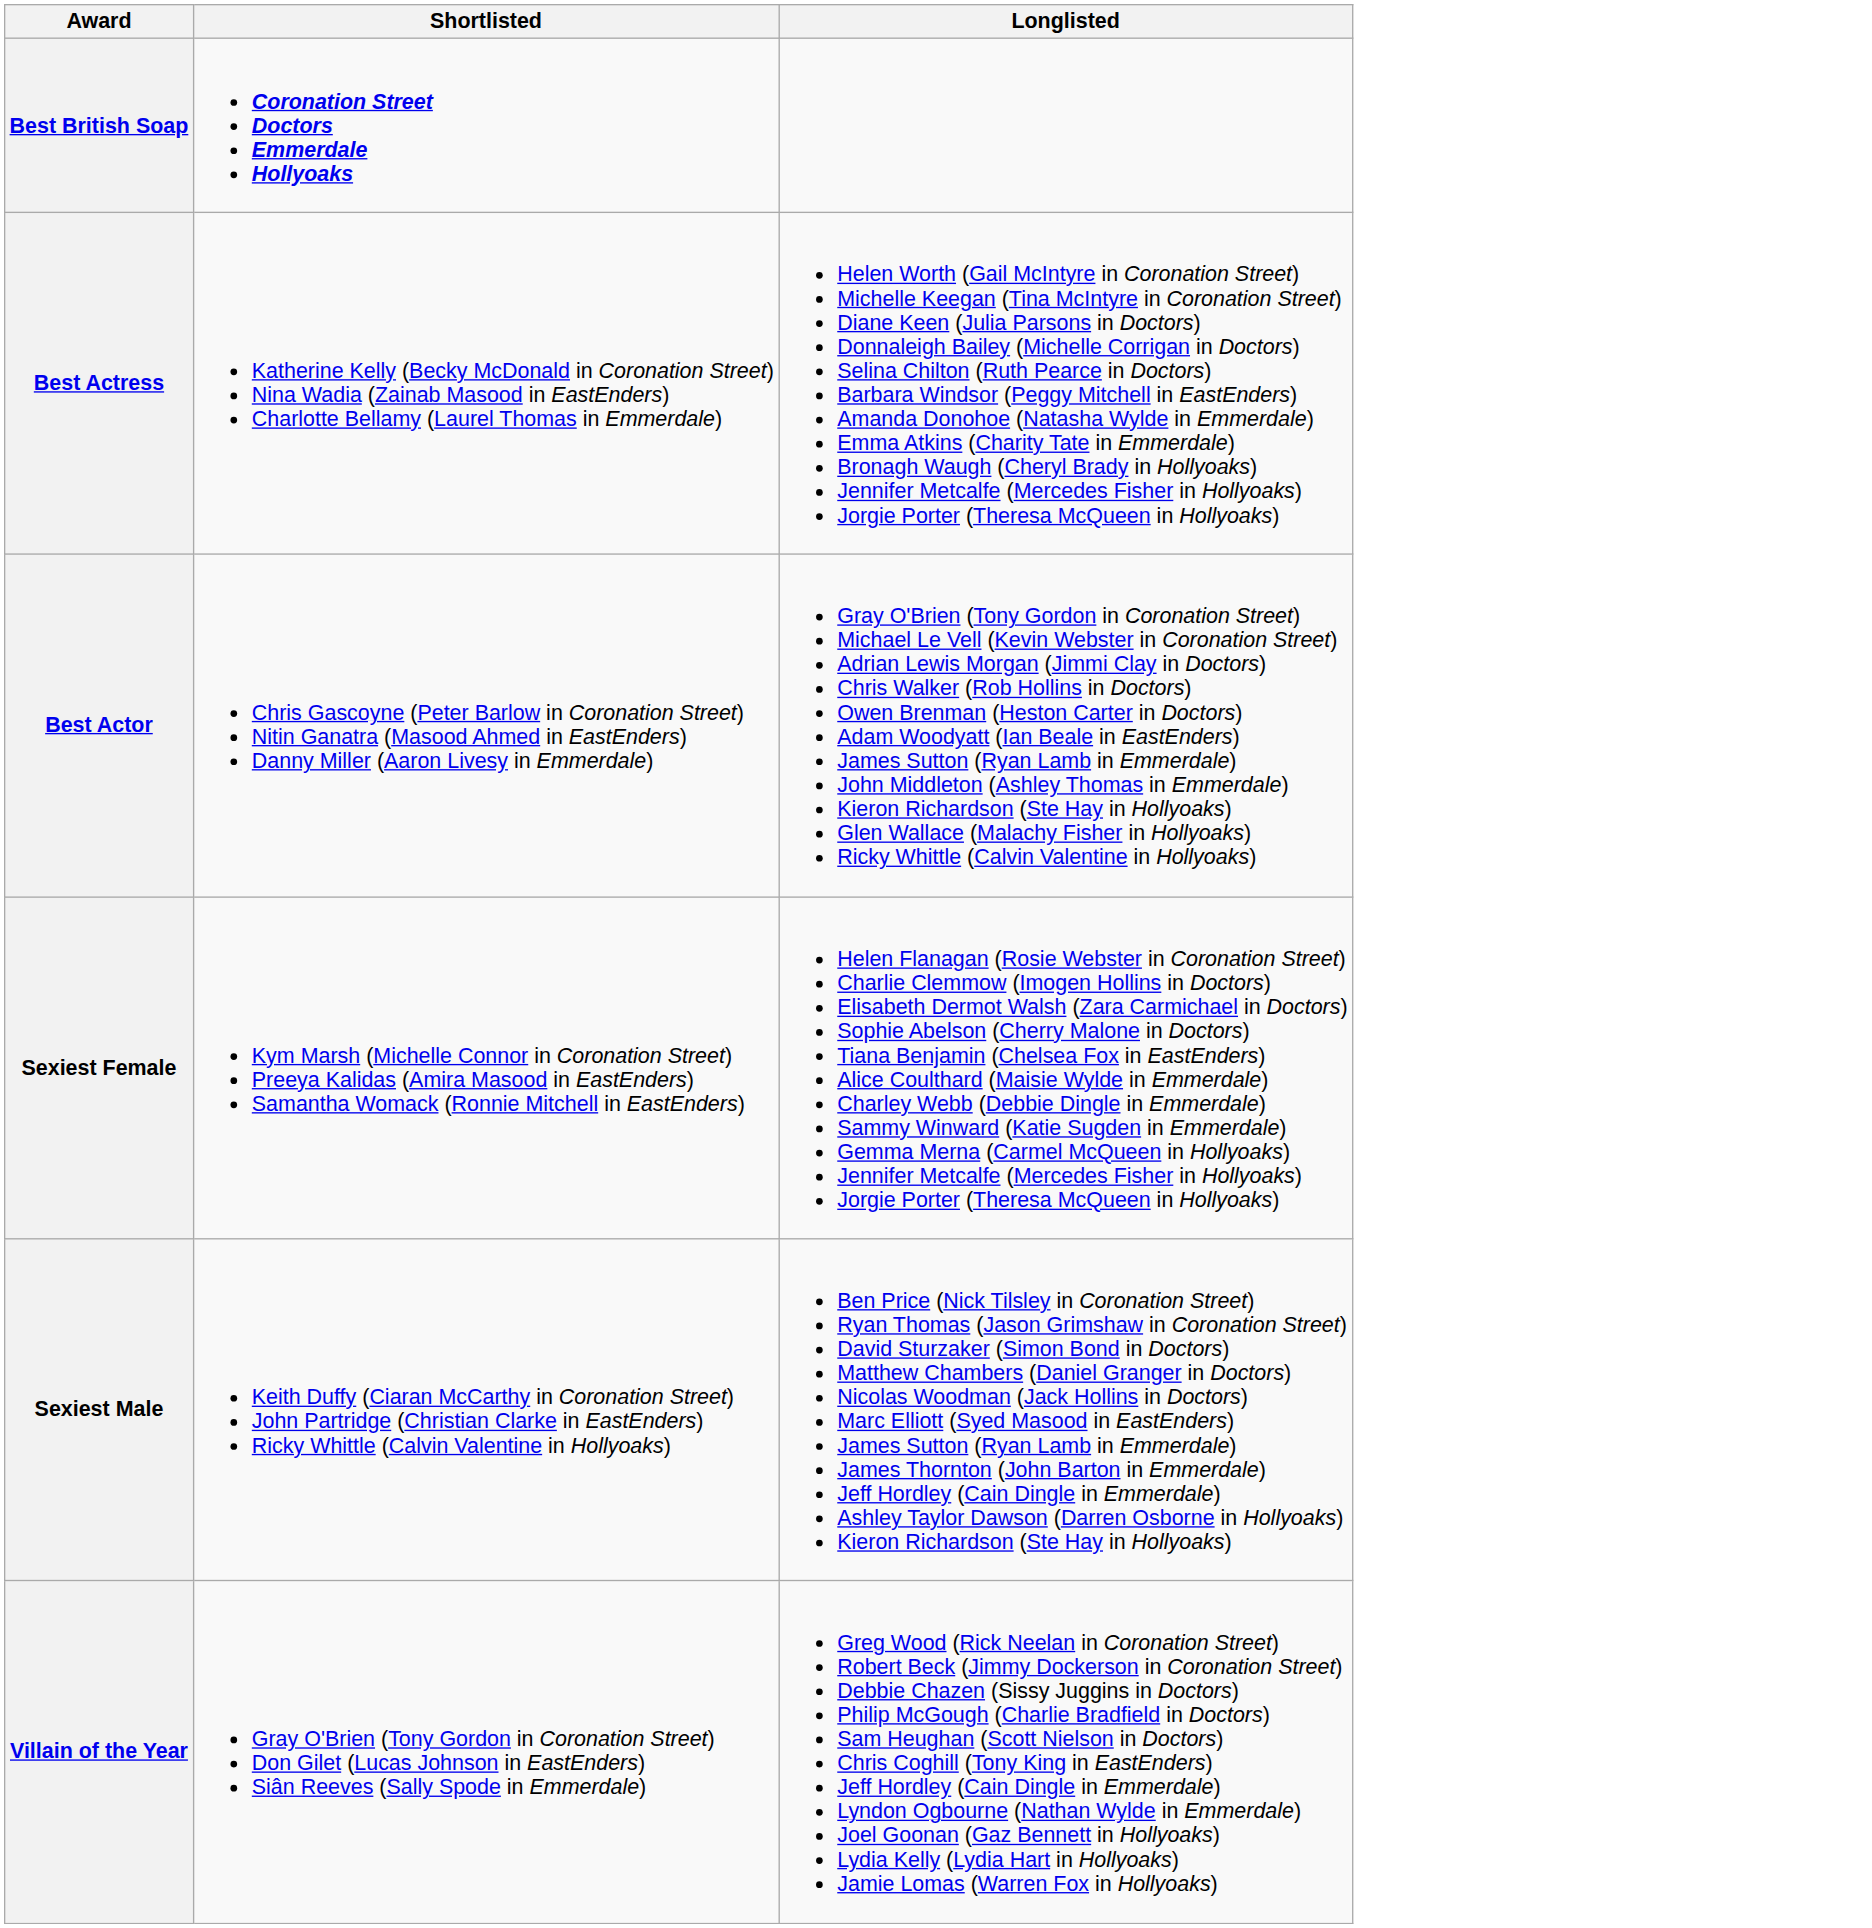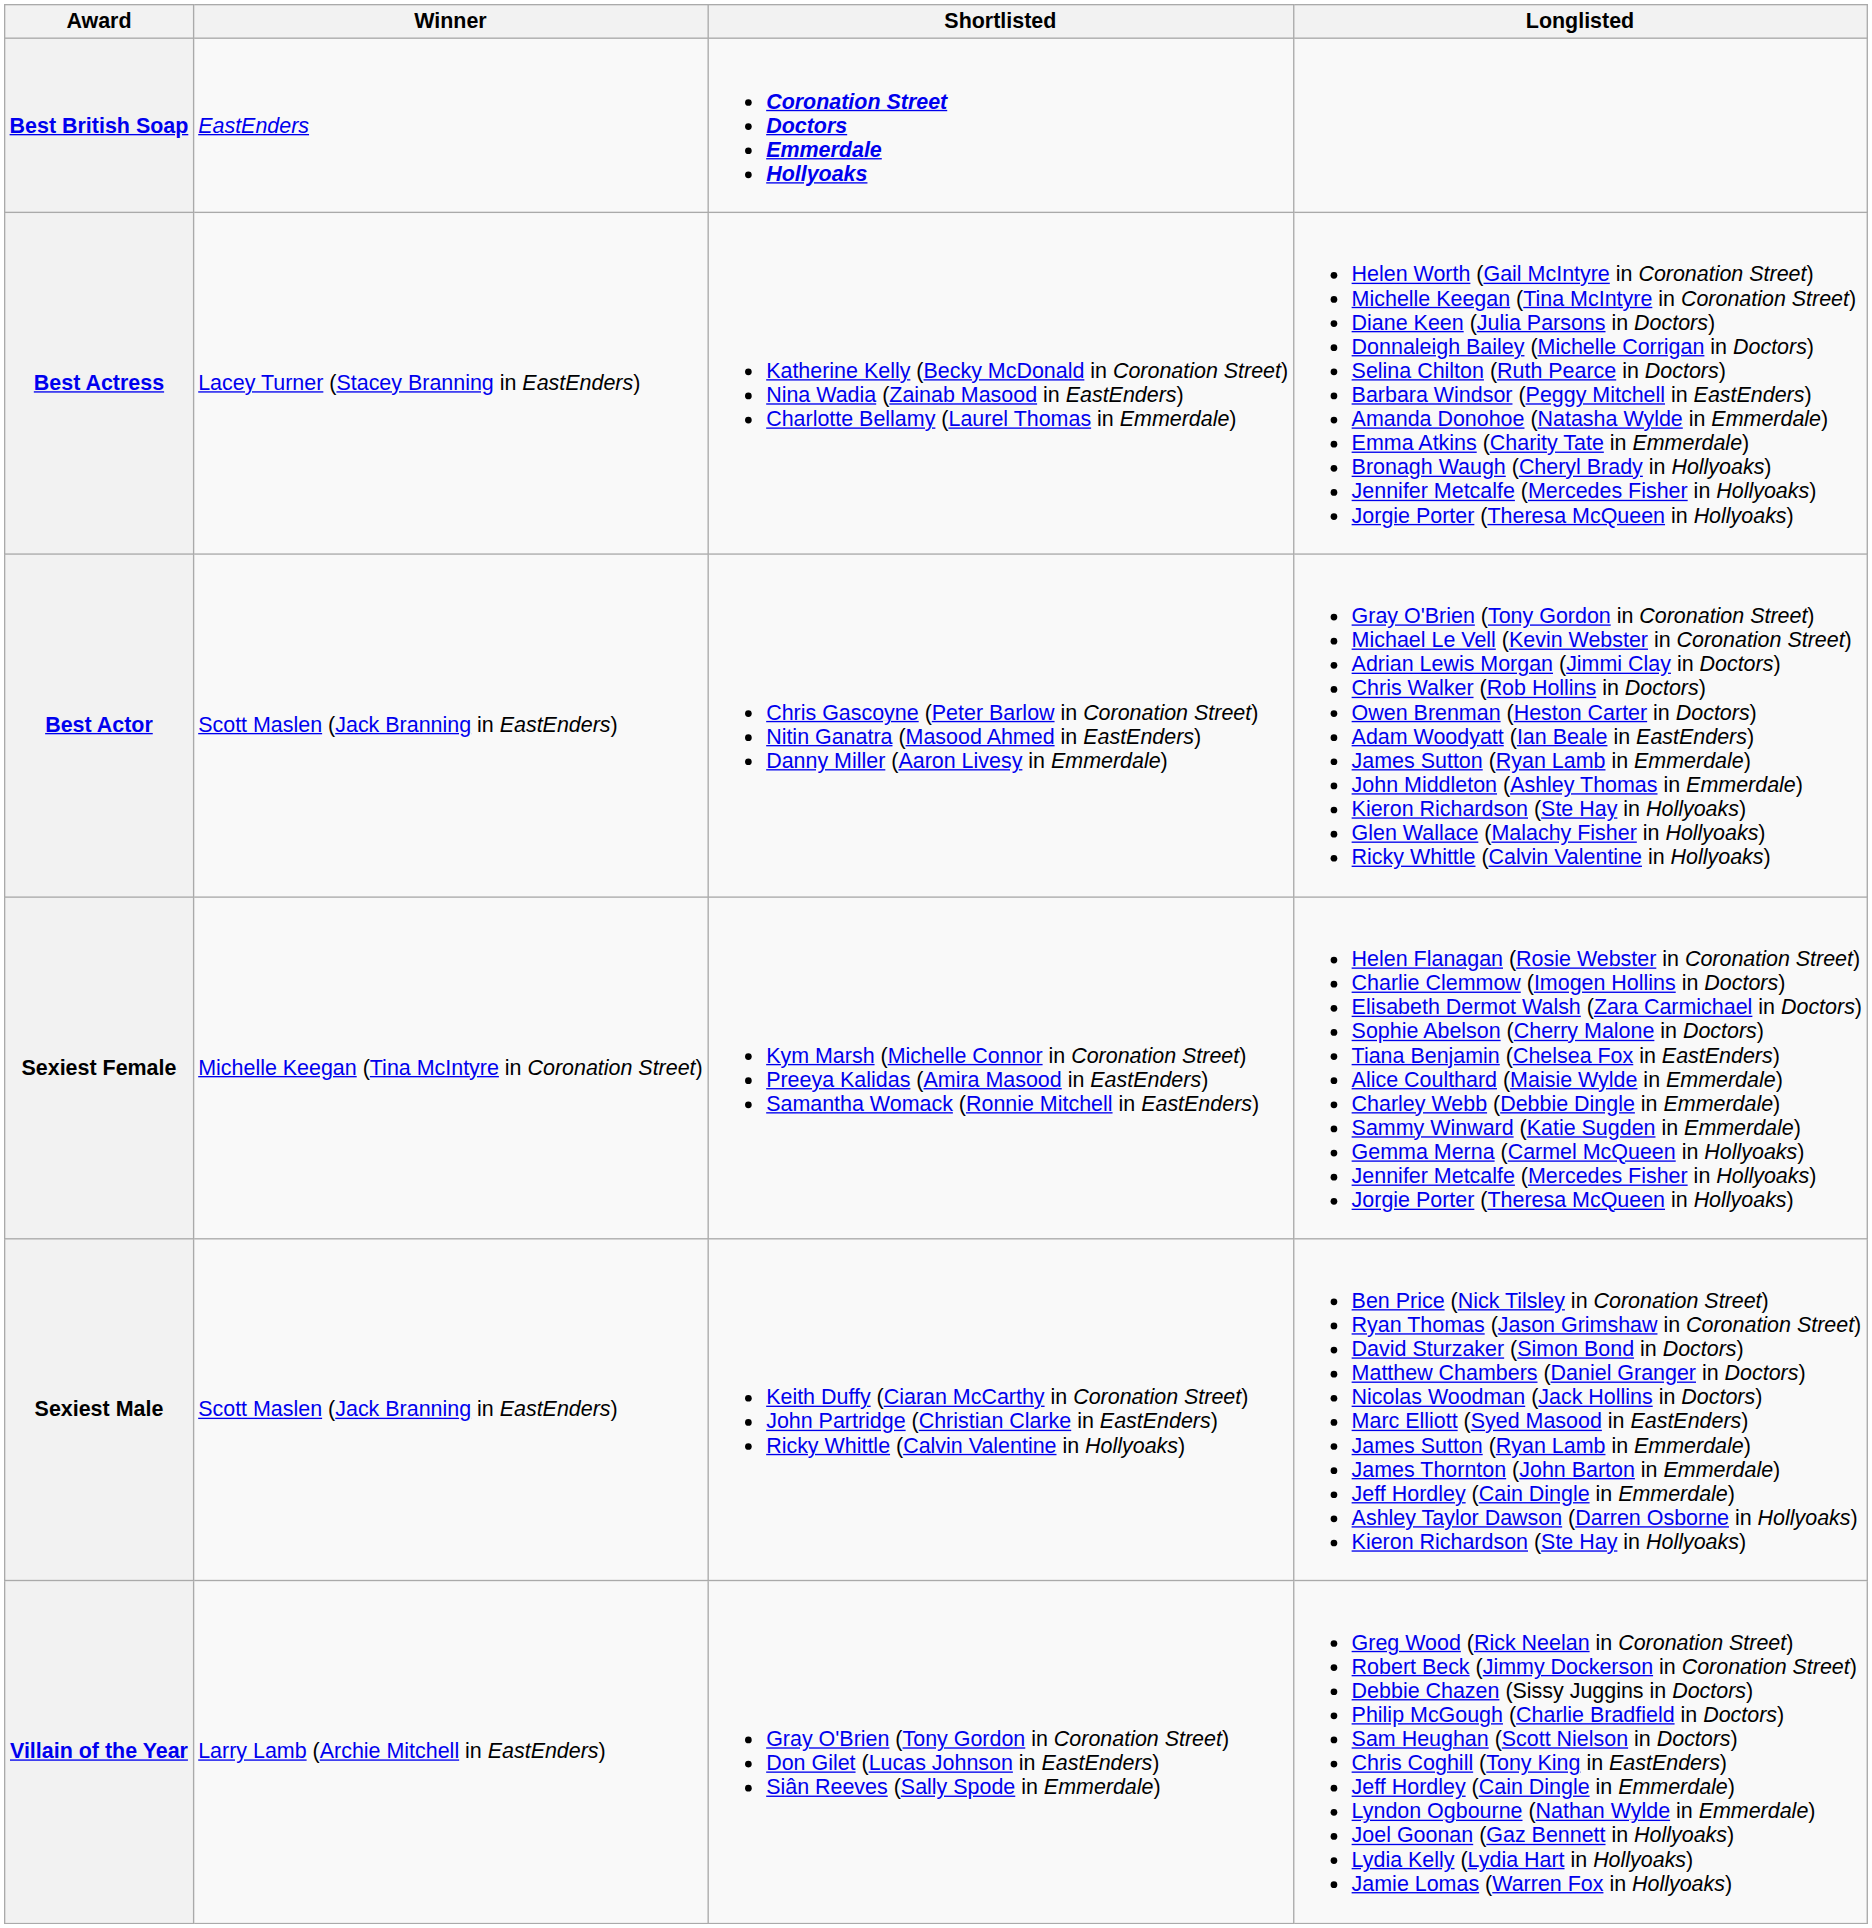+ column: (450, 21)
